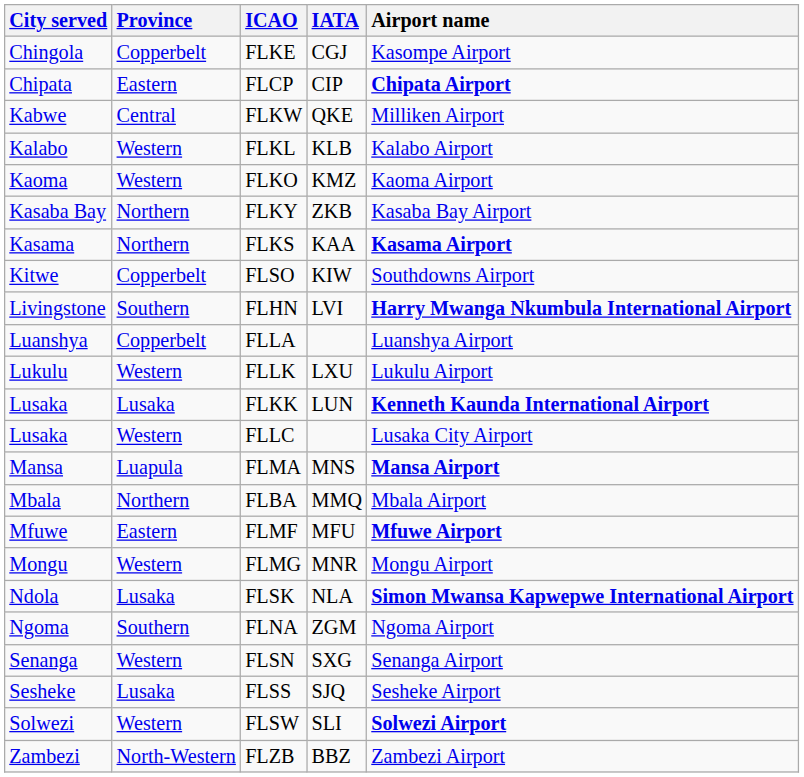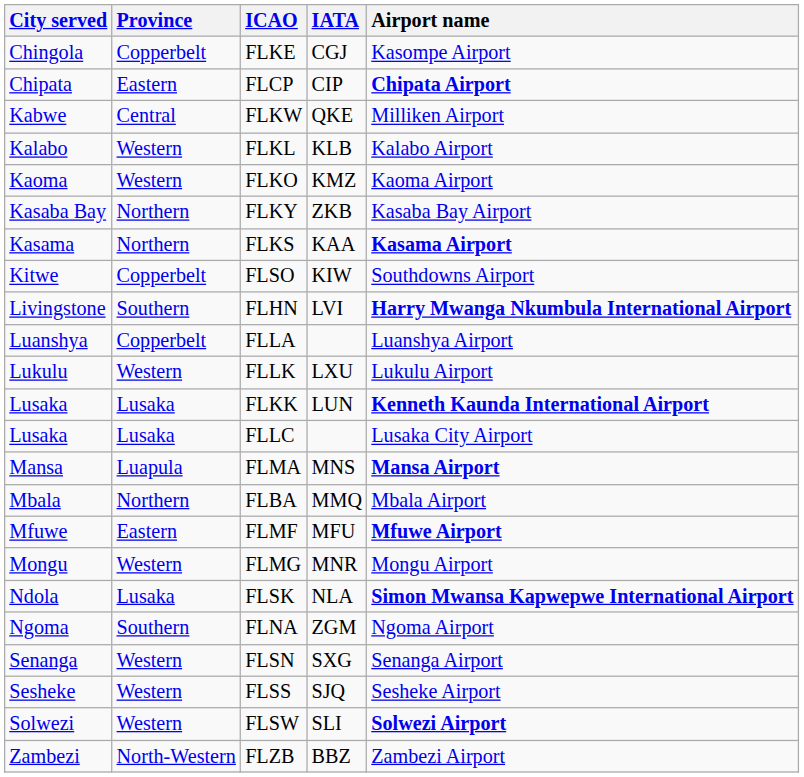(149, 436) Western -> (146, 436) Lusaka
(146, 691) Lusaka -> (149, 691) Western
